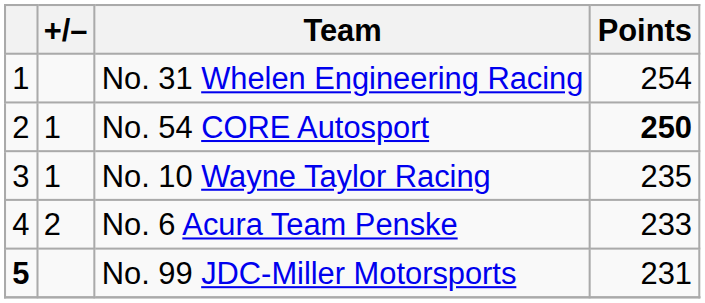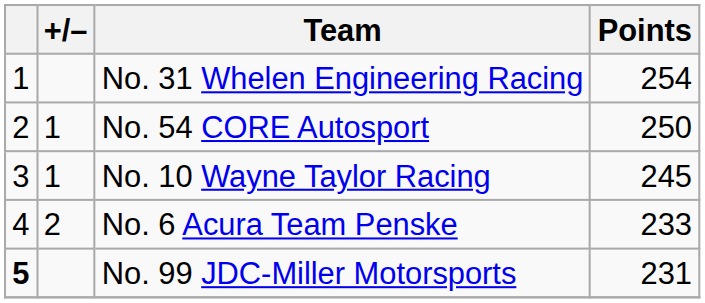(666, 127) bold -> (666, 127) normal
(666, 176) 235 -> (666, 176) 245
